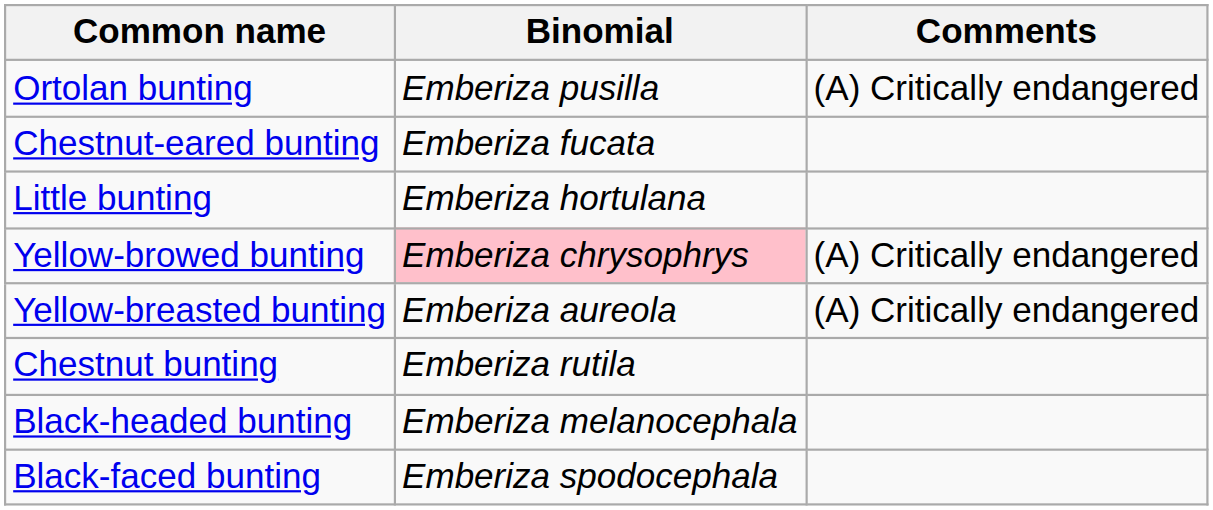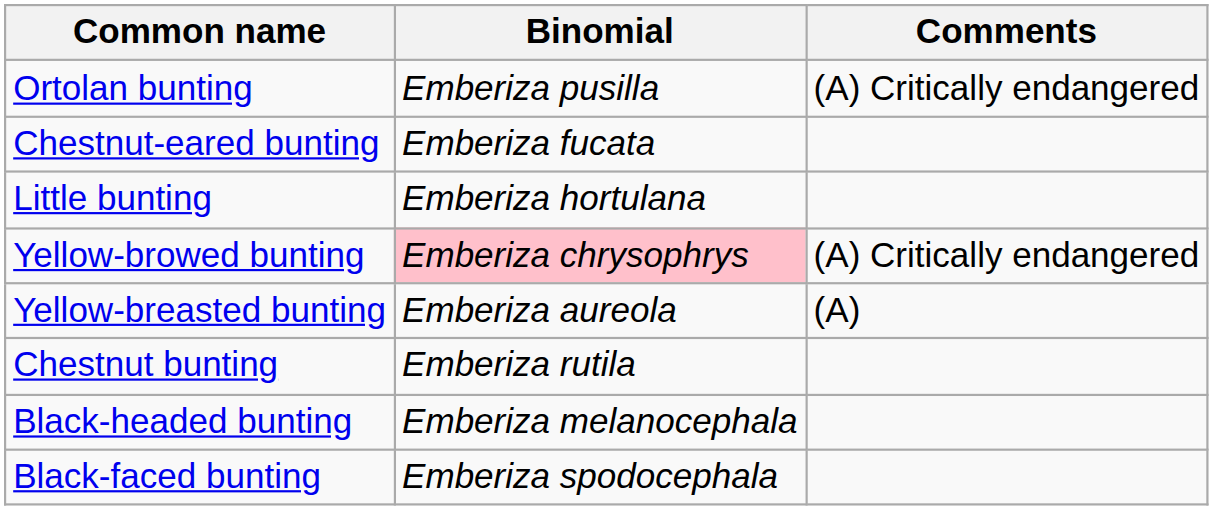(1006, 310) (A) Critically endangered -> (837, 310) (A)
